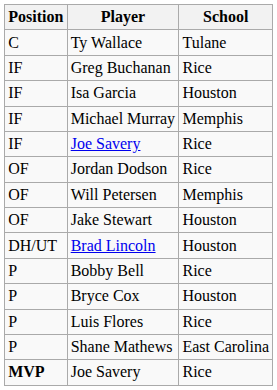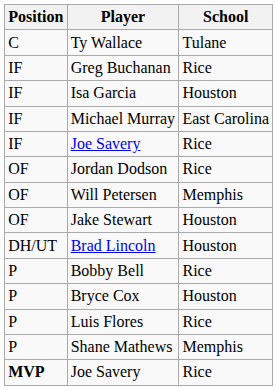(213, 118) Memphis -> (226, 118) East Carolina
(226, 347) East Carolina -> (213, 347) Memphis
